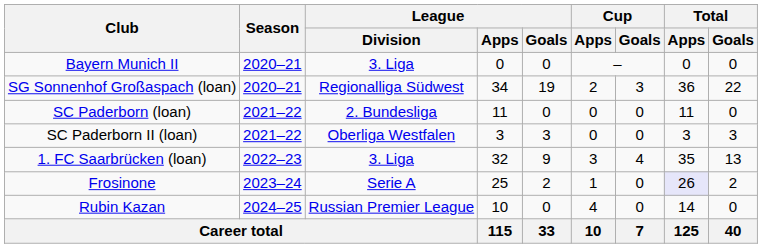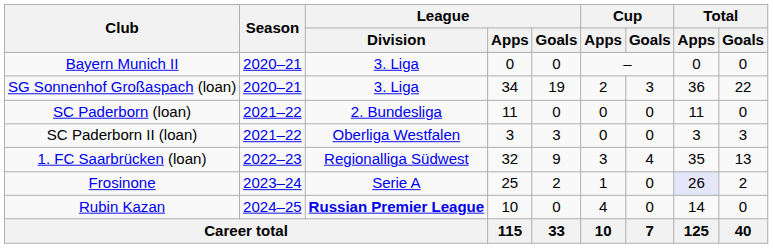(391, 87) Regionalliga Südwest -> (396, 87) 3. Liga
(391, 159) 3. Liga -> (396, 159) Regionalliga Südwest
(391, 207) normal -> (396, 207) bold
